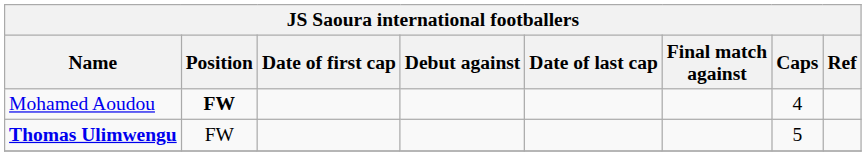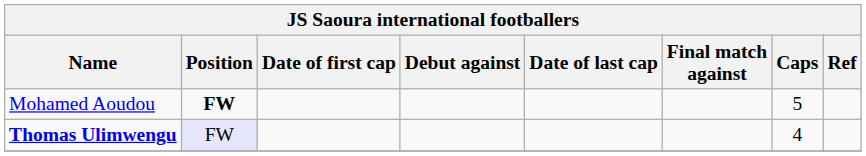(797, 103) 4 -> (797, 103) 5
(219, 134) no background -> (219, 134) lavender background
(797, 134) 5 -> (797, 134) 4
